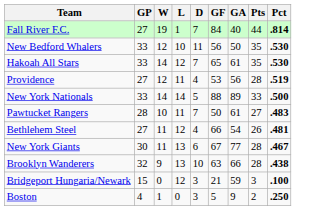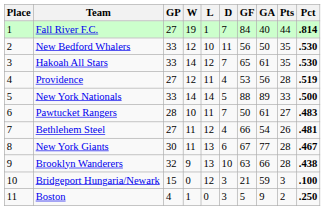+ column: (19, 12)
